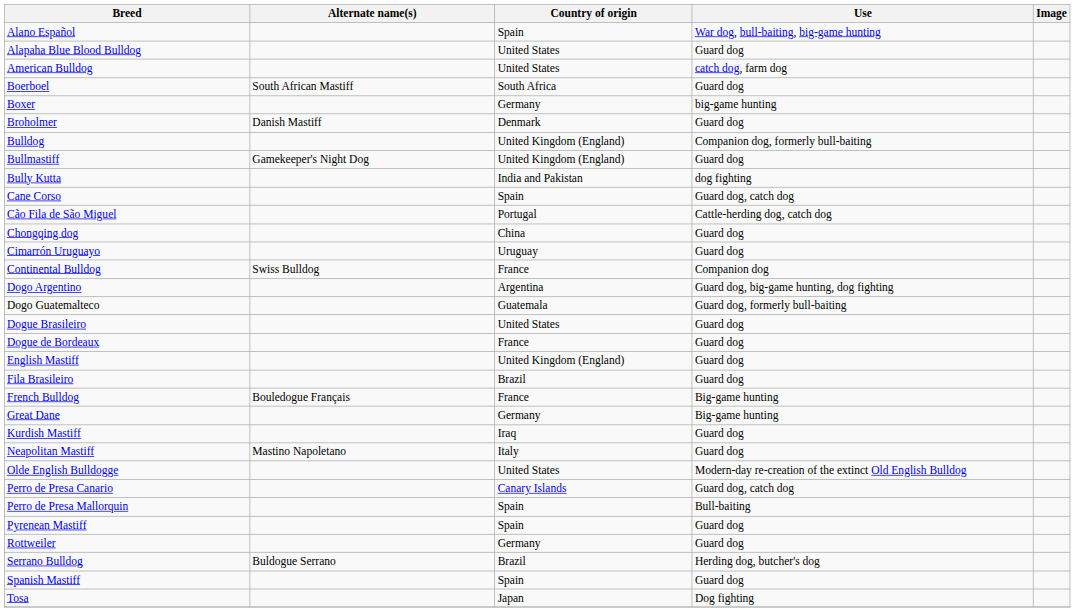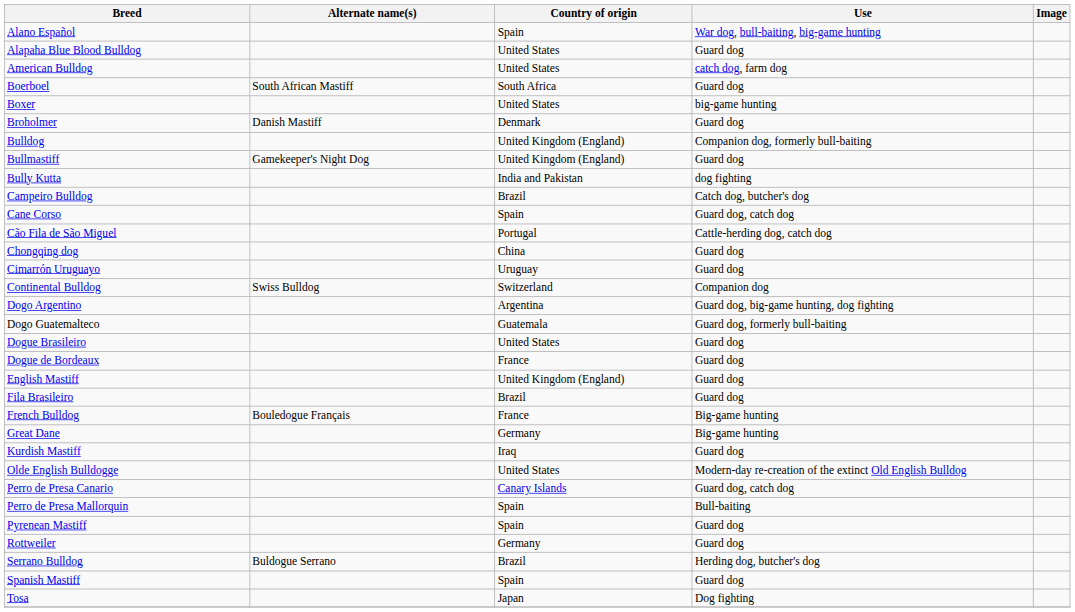(519, 104) Germany -> (529, 104) United States
+ row: (50, 196)
(513, 269) France -> (525, 287) Switzerland
- row: (51, 452)
